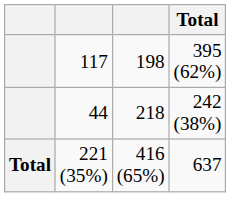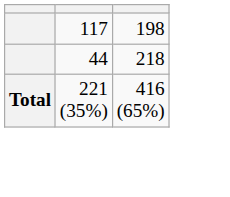- column: (198, 19)
